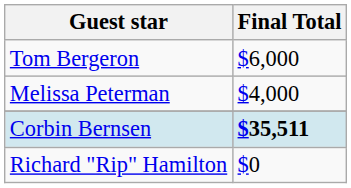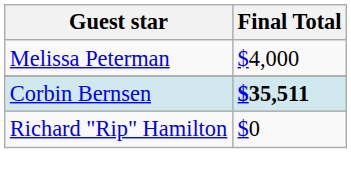- row: (75, 57)
